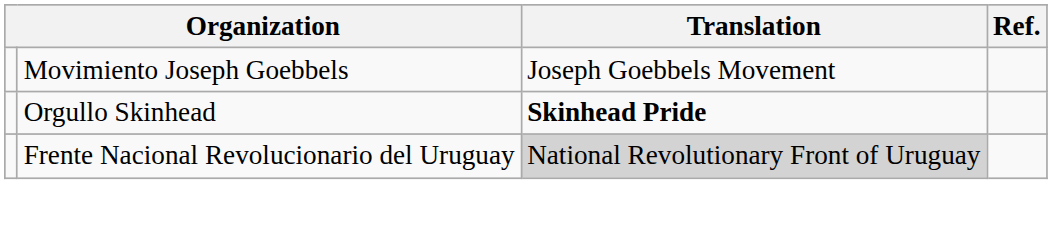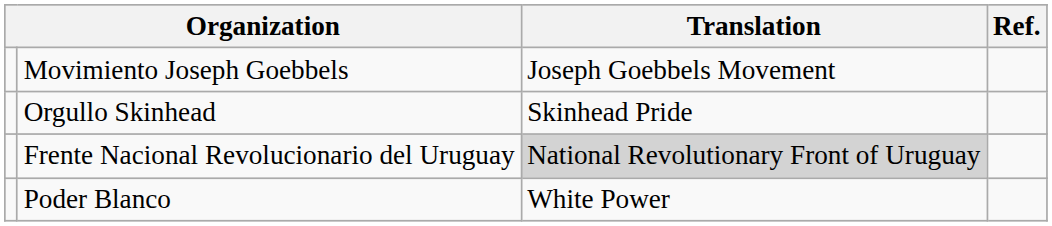(617, 112) bold -> (610, 112) normal
+ row: (97, 198)
